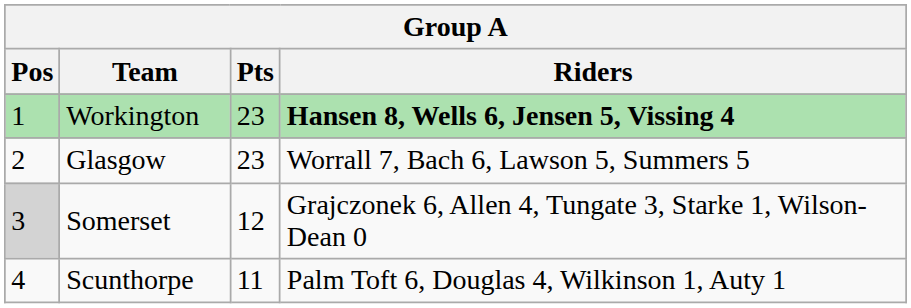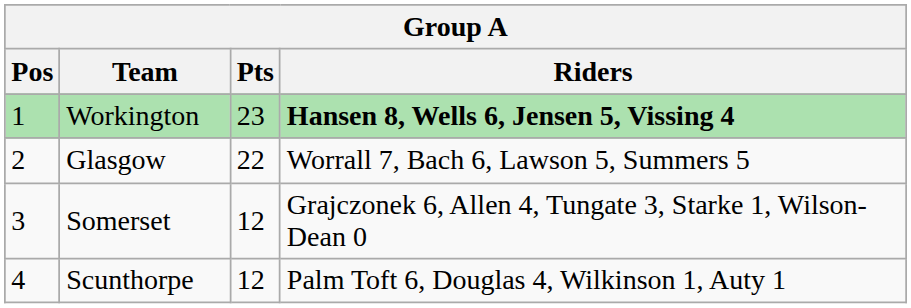(251, 159) 23 -> (251, 159) 22
(18, 220) lightgrey background -> (18, 220) no background
(250, 280) 11 -> (251, 280) 12
